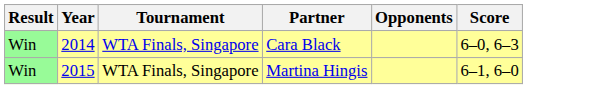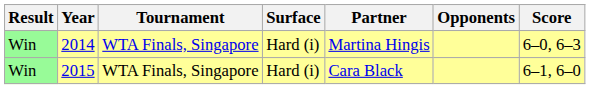+ column: (293, 17)
(303, 44) Cara Black -> (379, 44) Martina Hingis
(317, 70) Martina Hingis -> (366, 70) Cara Black
